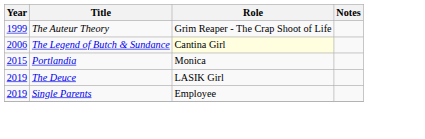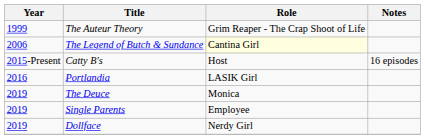+ row: (84, 61)
(17, 61) 2015 -> (17, 77) 2016
(190, 61) Monica -> (233, 77) LASIK Girl
(199, 77) LASIK Girl -> (224, 93) Monica
+ row: (83, 126)
